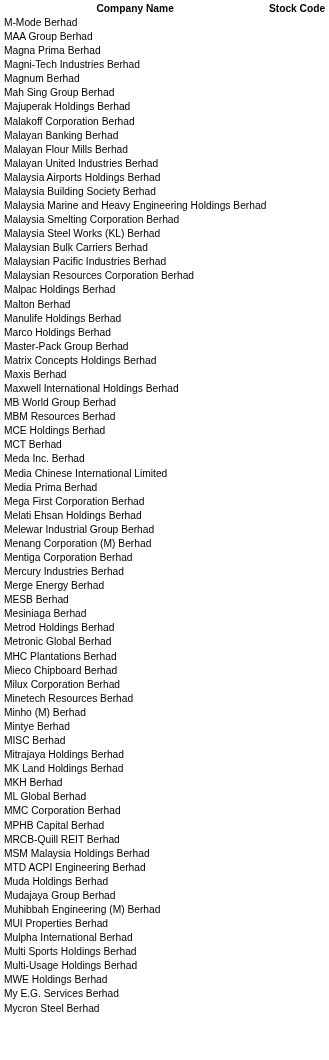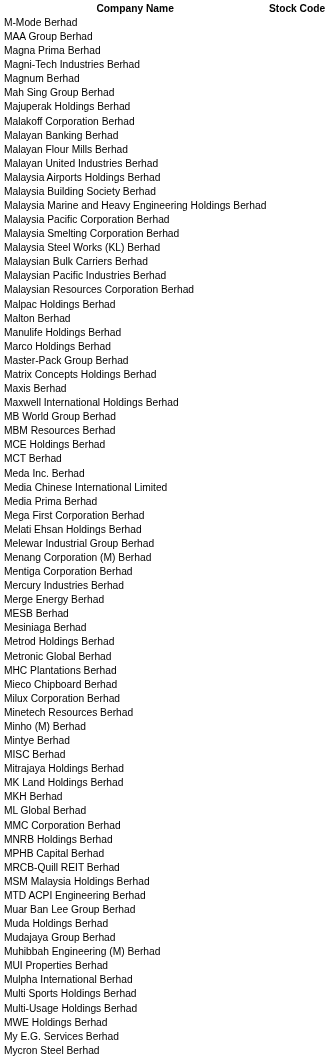+ row: (87, 220)
+ row: (58, 839)
+ row: (70, 909)
